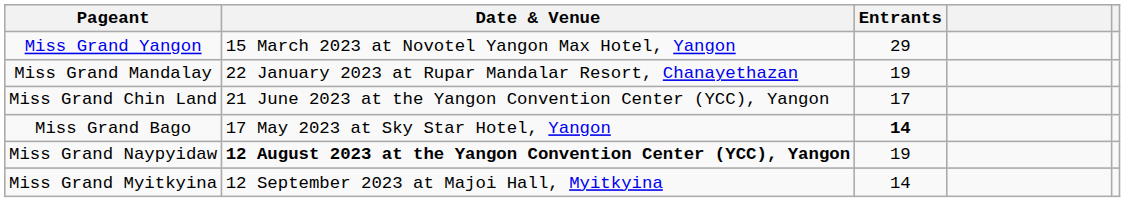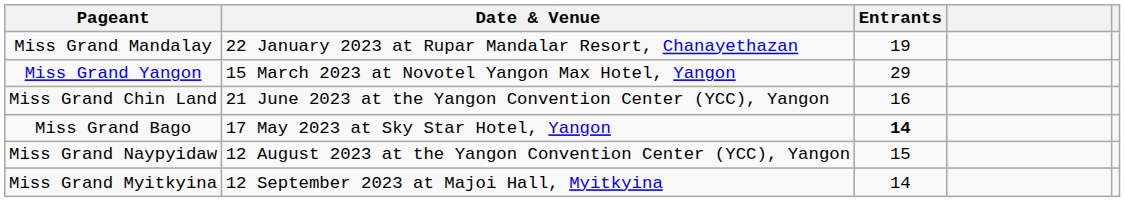rows swapped: (113, 73) <-> (113, 46)
(900, 100) 17 -> (900, 100) 16
(538, 155) bold -> (538, 155) normal
(900, 155) 19 -> (900, 155) 15
